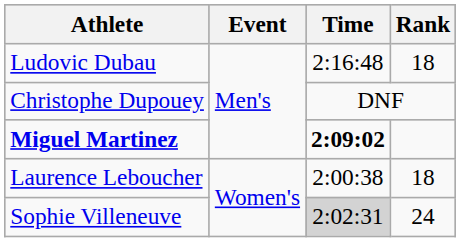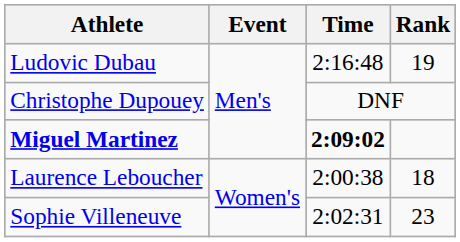(423, 62) 18 -> (423, 62) 19
(348, 216) lightgrey background -> (348, 216) no background
(423, 216) 24 -> (423, 216) 23
